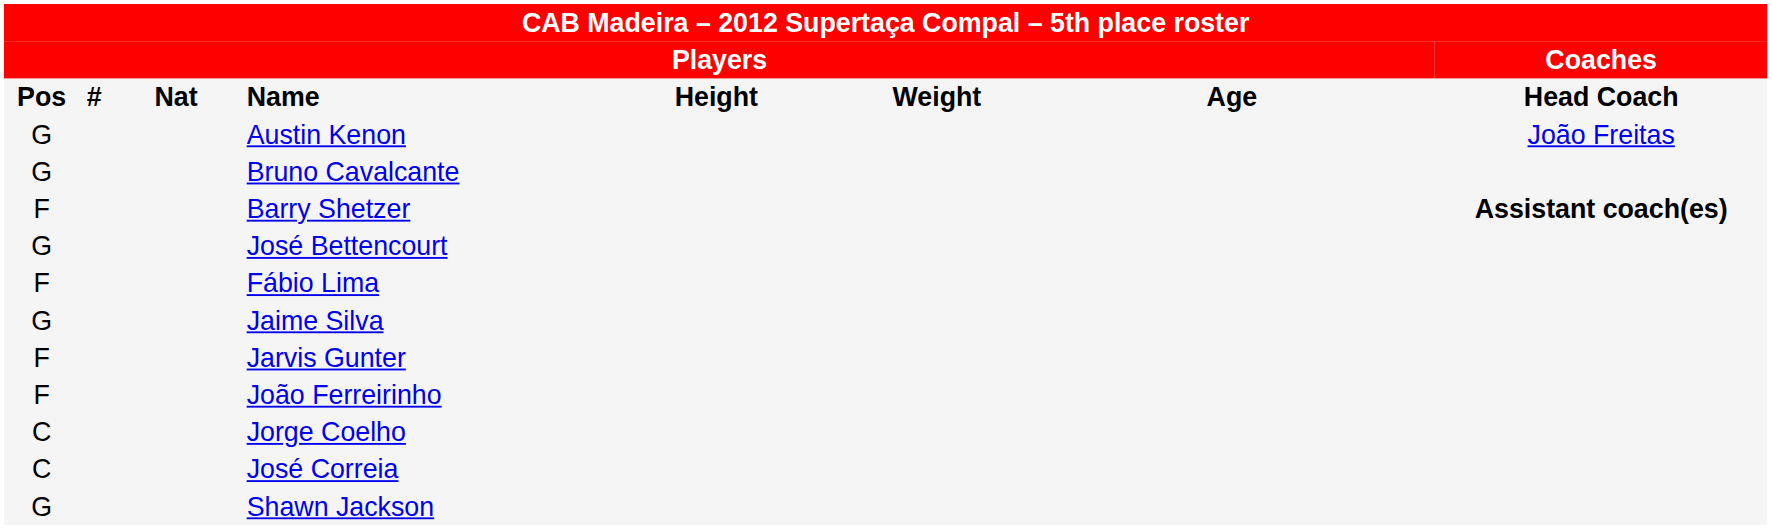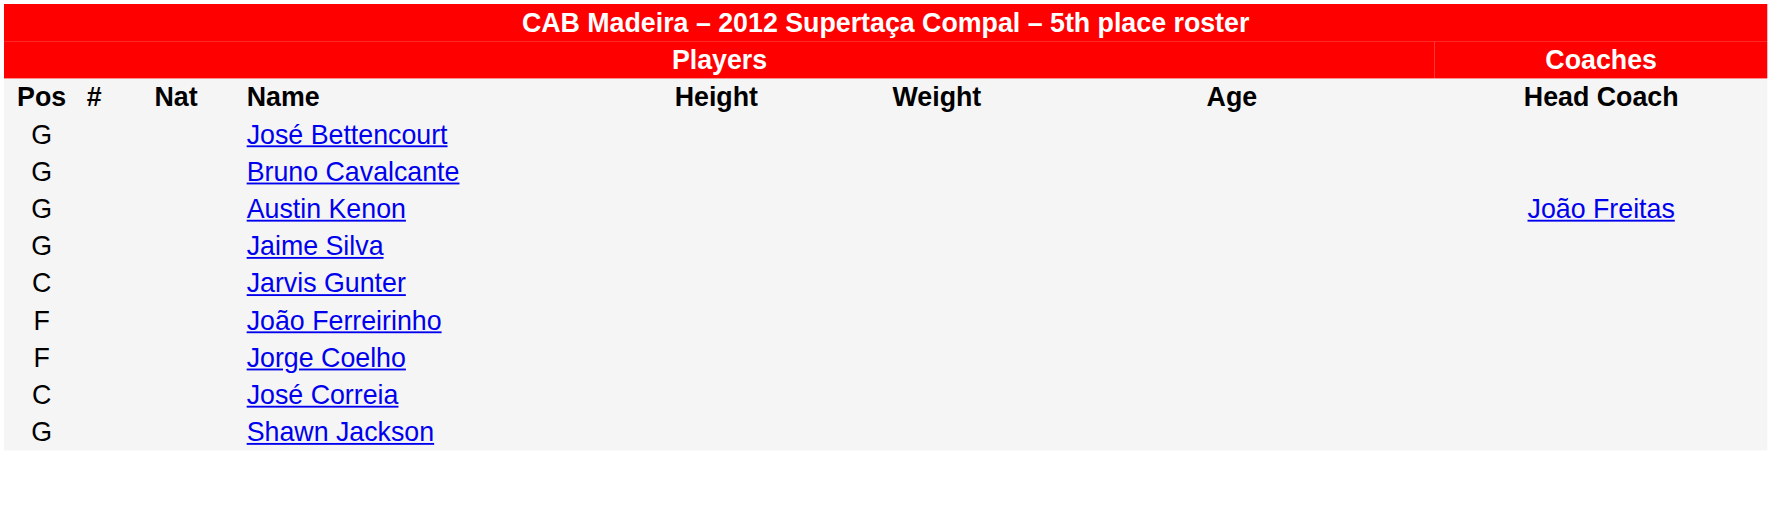rows swapped: (326, 134) <-> (347, 246)
- row: (328, 209)
- row: (313, 283)
(42, 357) F -> (42, 283) C
(42, 432) C -> (42, 357) F
